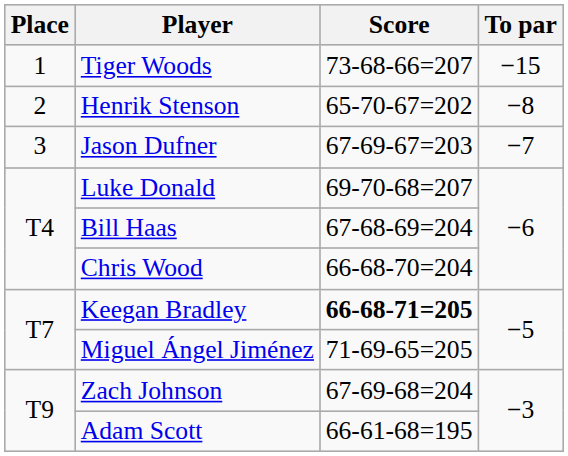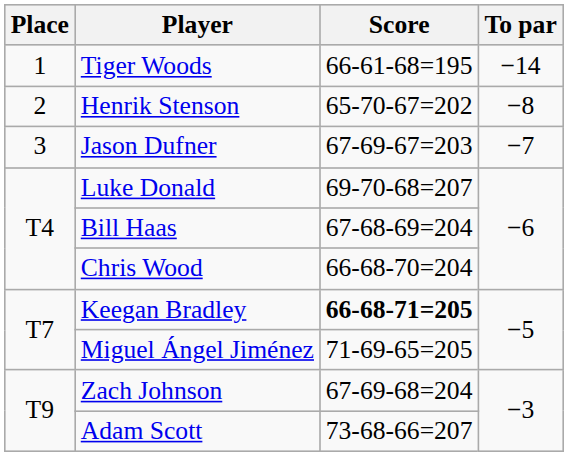(399, 65) 73-68-66=207 -> (399, 65) 66-61-68=195
(521, 65) −15 -> (521, 65) −14
(399, 430) 66-61-68=195 -> (399, 430) 73-68-66=207
